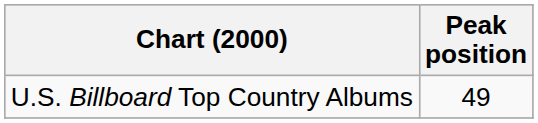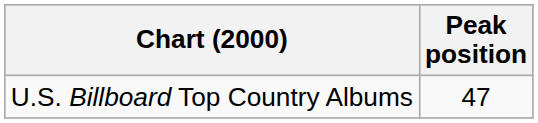(476, 96) 49 -> (476, 96) 47
